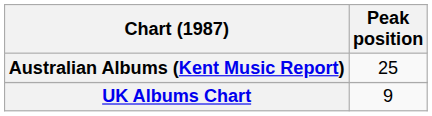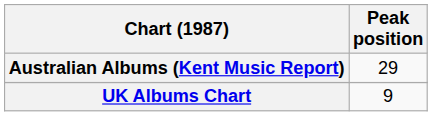(388, 67) 25 -> (388, 67) 29
